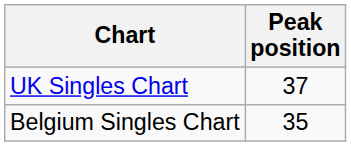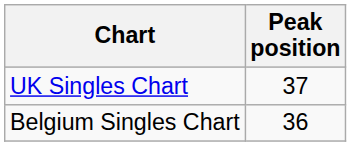(295, 122) 35 -> (295, 122) 36
